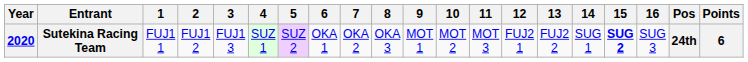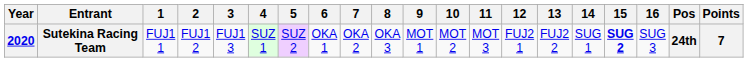(721, 41) 6 -> (721, 41) 7
